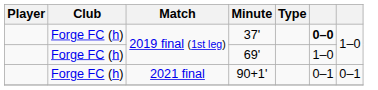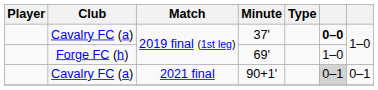(87, 34) Forge FC (h) -> (92, 34) Cavalry FC (a)
(87, 74) Forge FC (h) -> (92, 74) Cavalry FC (a)
(323, 74) no background -> (333, 74) lightgrey background
